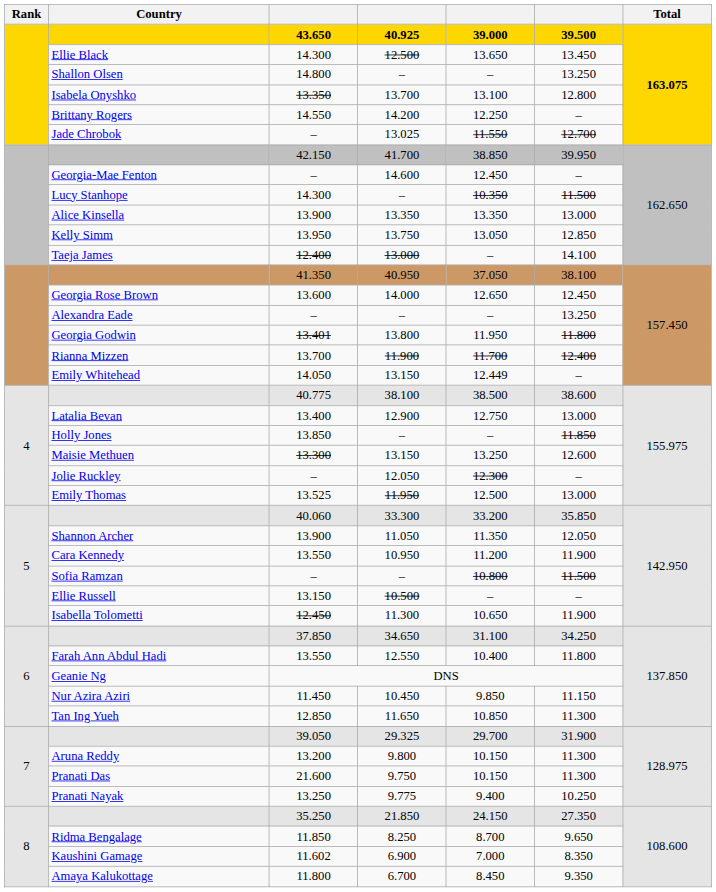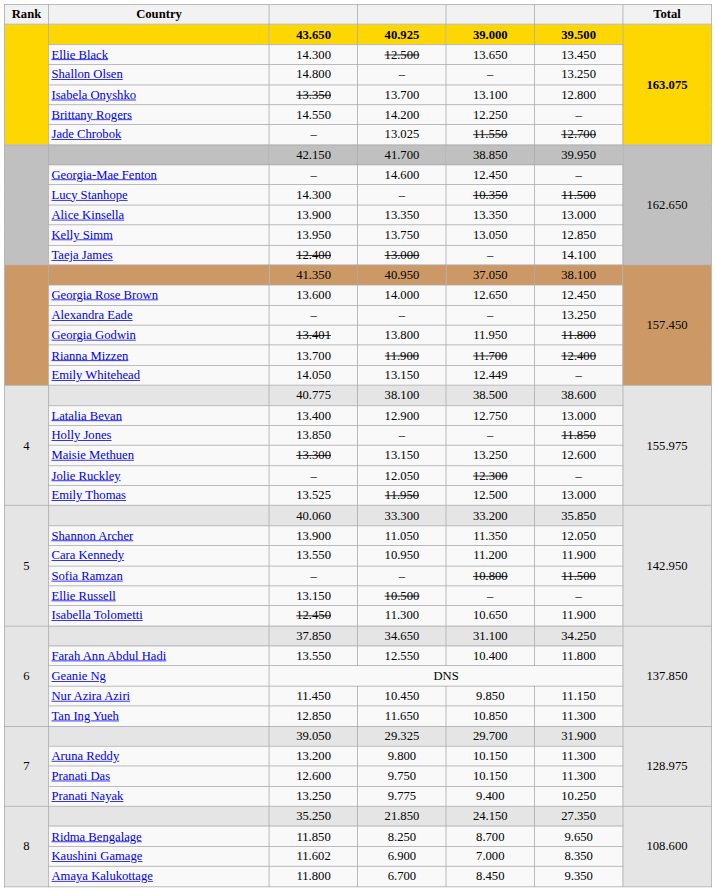(314, 776) 21.600 -> (314, 776) 12.600
